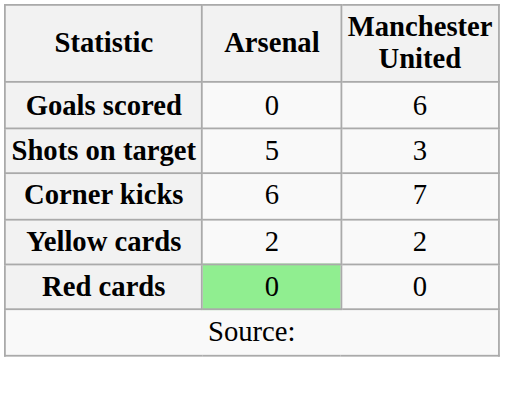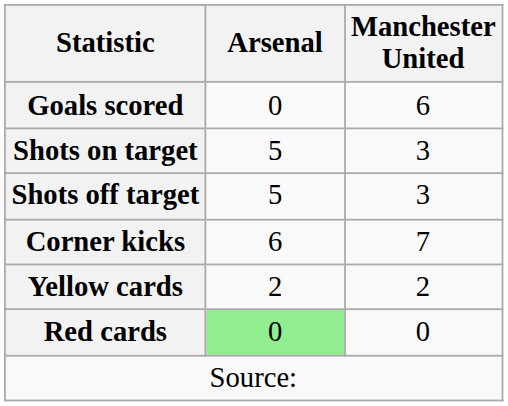+ row: (105, 195)
